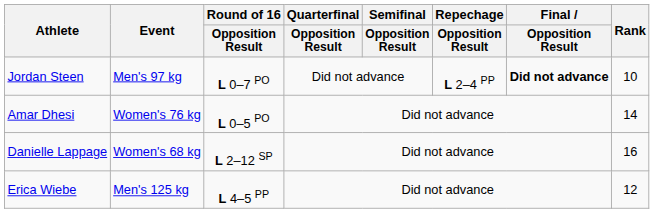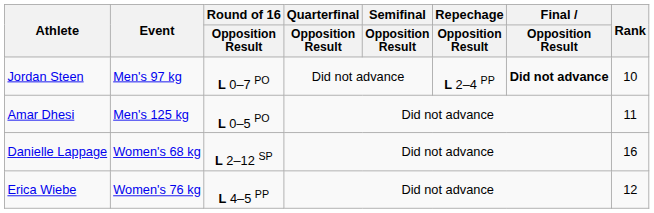(157, 114) Women's 76 kg -> (151, 114) Men's 125 kg
(630, 114) 14 -> (630, 114) 11
(151, 190) Men's 125 kg -> (157, 190) Women's 76 kg
